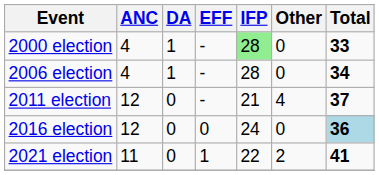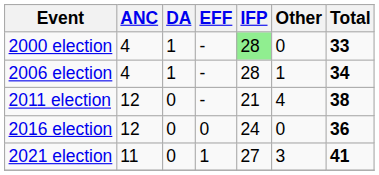(280, 73) 0 -> (280, 73) 1
(340, 101) 37 -> (340, 101) 38
(340, 128) lightblue background -> (340, 128) no background
(250, 156) 22 -> (250, 156) 27
(280, 156) 2 -> (280, 156) 3
